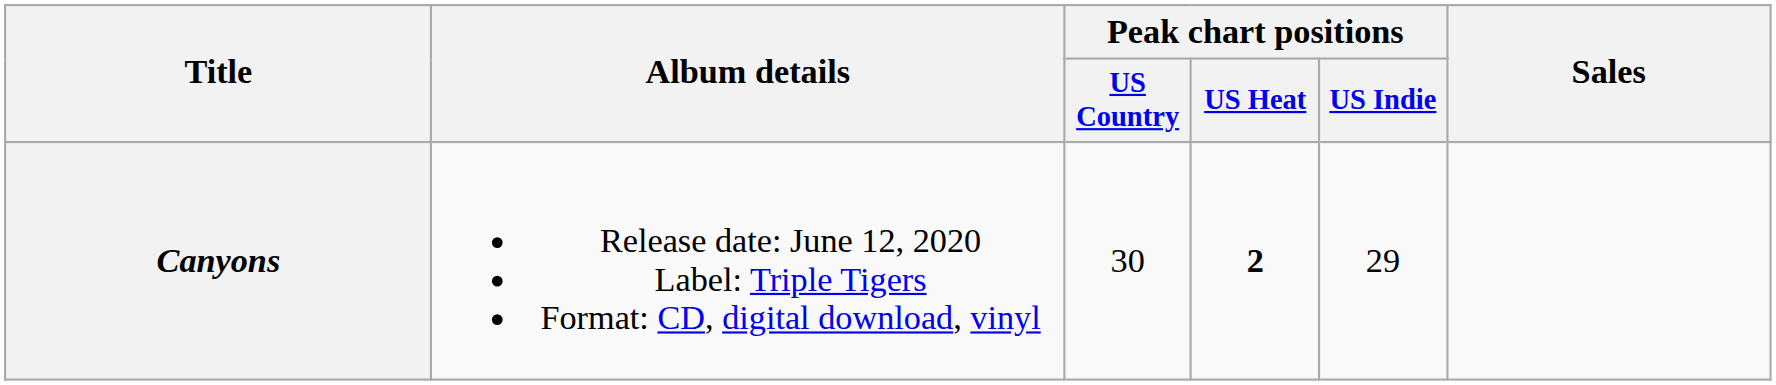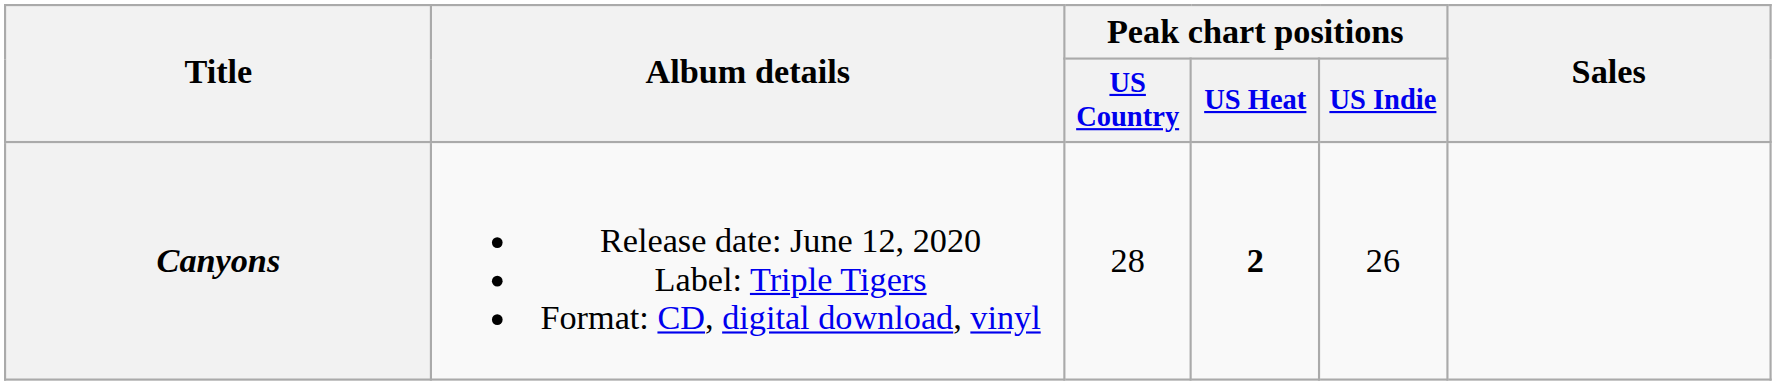(1128, 259) 30 -> (1128, 259) 28
(1383, 259) 29 -> (1383, 259) 26
